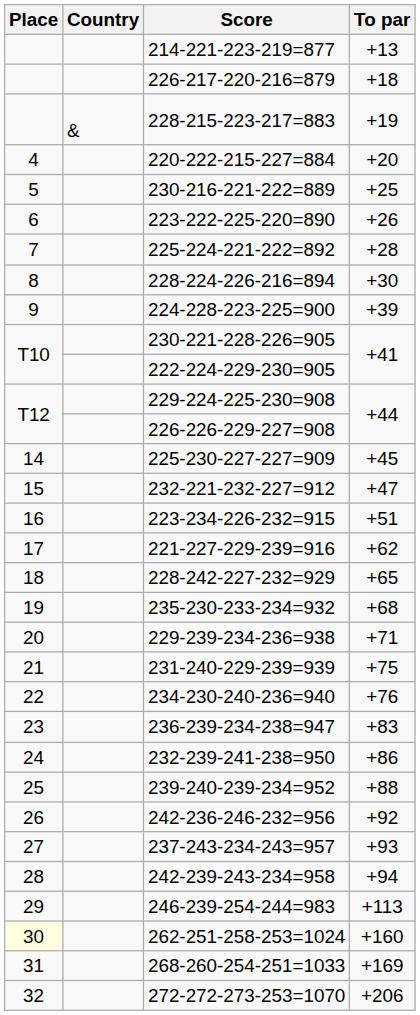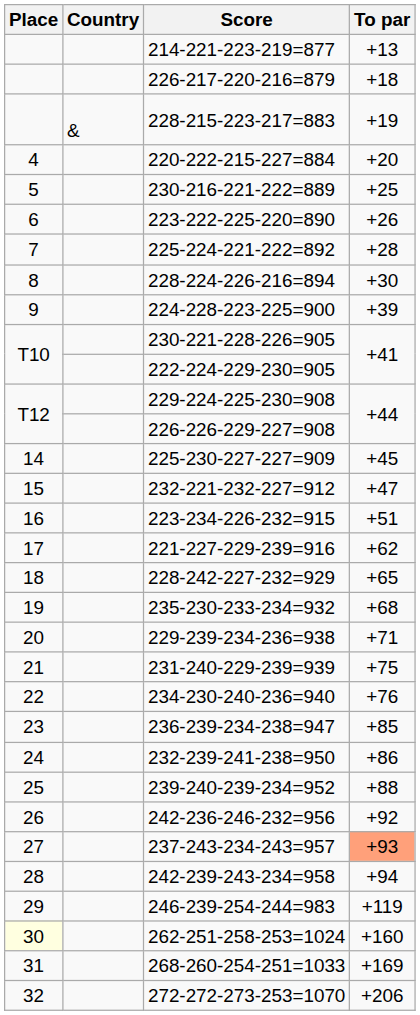(382, 727) +83 -> (382, 727) +85
(382, 846) no background -> (382, 846) lightsalmon background
(382, 906) +113 -> (382, 906) +119
